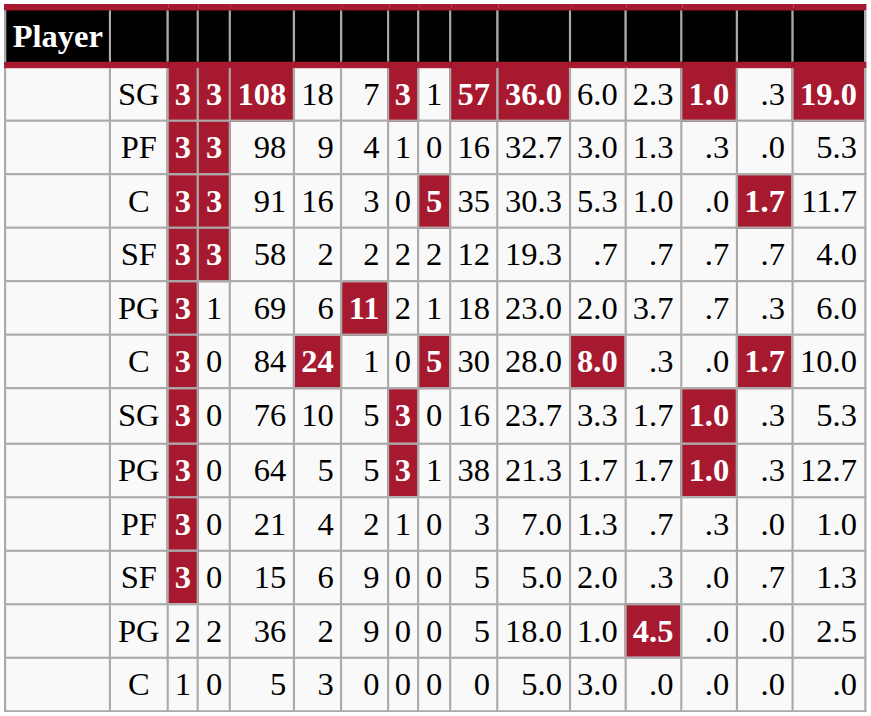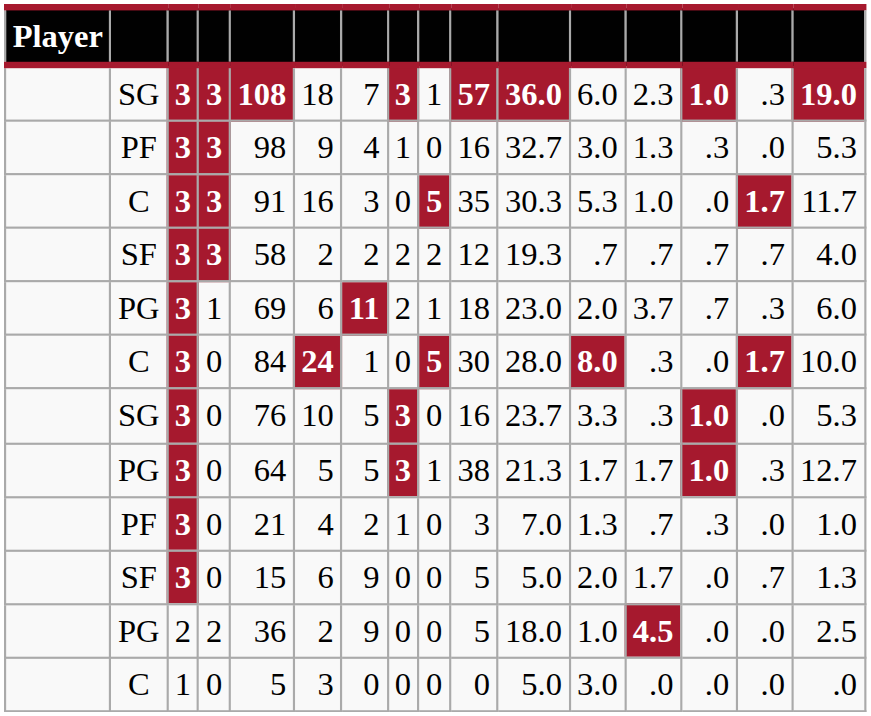(653, 415) 1.7 -> (661, 415) .3
(773, 415) .3 -> (773, 415) .0
(661, 576) .3 -> (653, 576) 1.7
